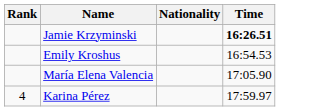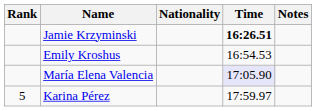+ column: (293, 14)
(249, 75) no background -> (249, 75) lavender background
(22, 95) 4 -> (22, 95) 5
